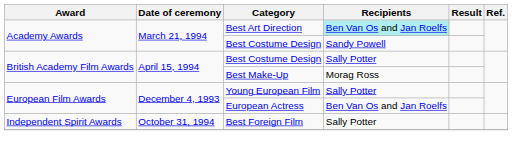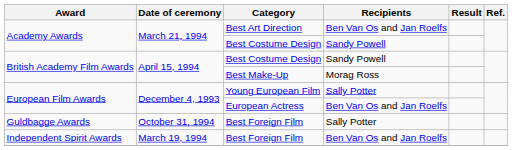(386, 28) paleturquoise background -> (386, 28) no background
(351, 59) Sally Potter -> (356, 59) Sandy Powell
+ row: (48, 122)
(176, 122) October 31, 1994 -> (173, 137) March 19, 1994
(351, 122) Sally Potter -> (386, 137) Ben Van Os and Jan Roelfs
